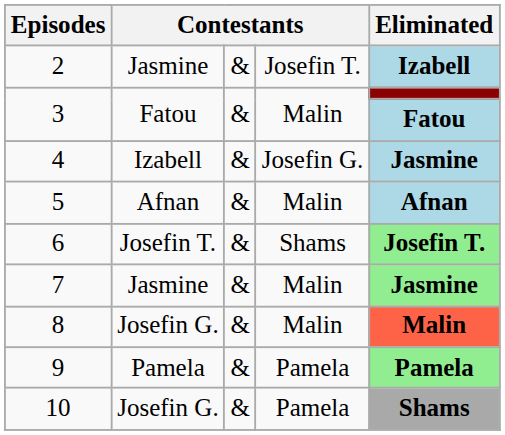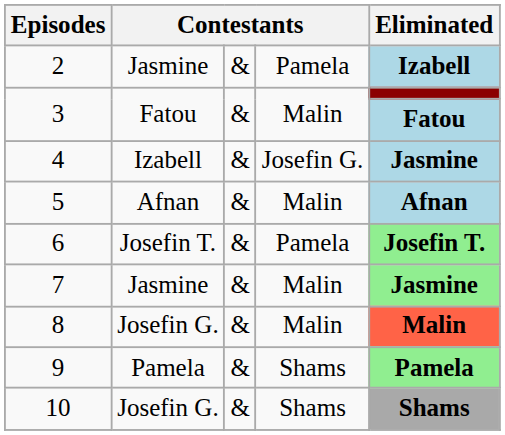(313, 66) Josefin T. -> (313, 66) Pamela
(313, 243) Shams -> (313, 243) Pamela
(313, 366) Pamela -> (313, 366) Shams
(313, 408) Pamela -> (313, 408) Shams
